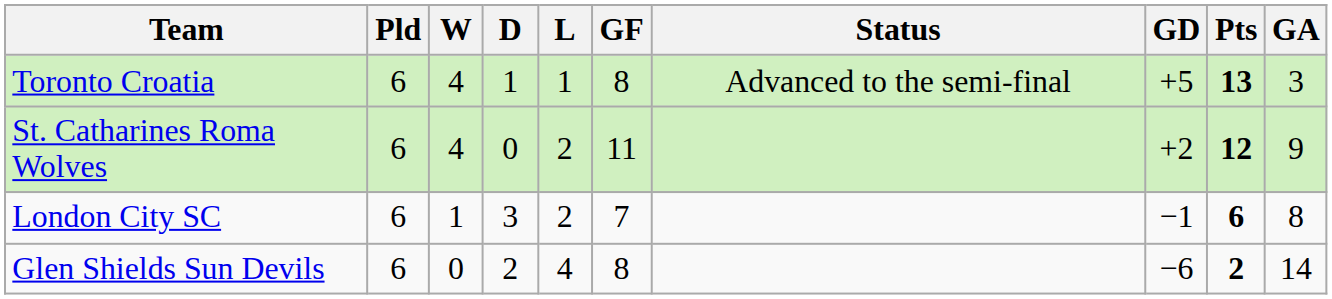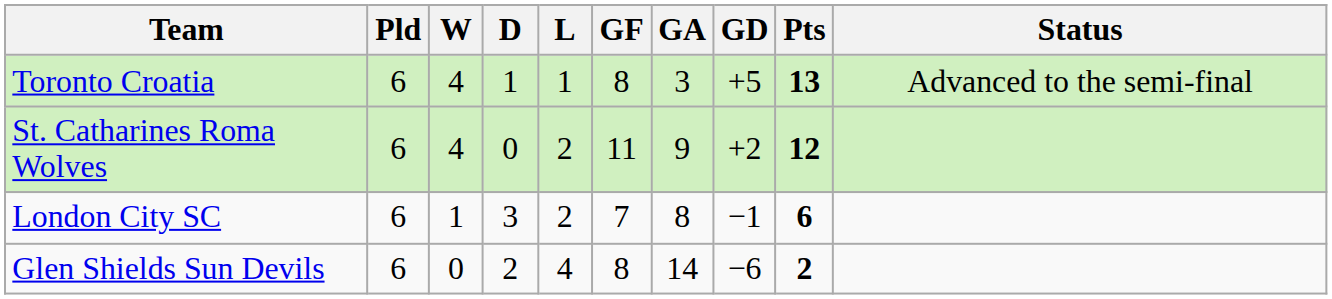columns swapped: (1296, 29) <-> (898, 29)
